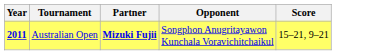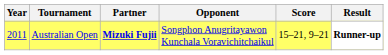+ column: (357, 13)
(17, 35) bold -> (17, 35) normal
